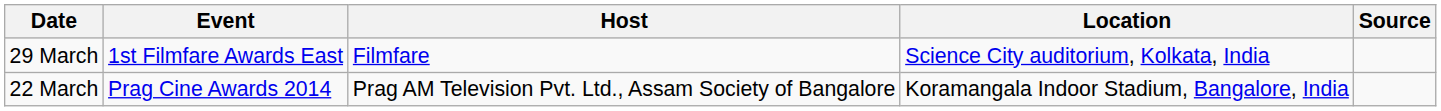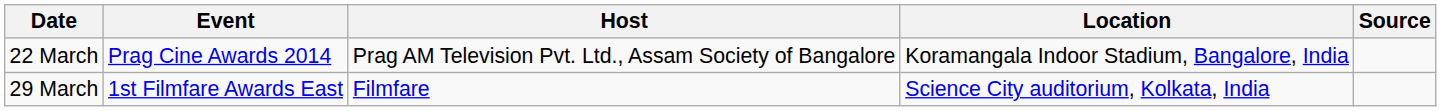rows swapped: (54, 88) <-> (54, 55)
